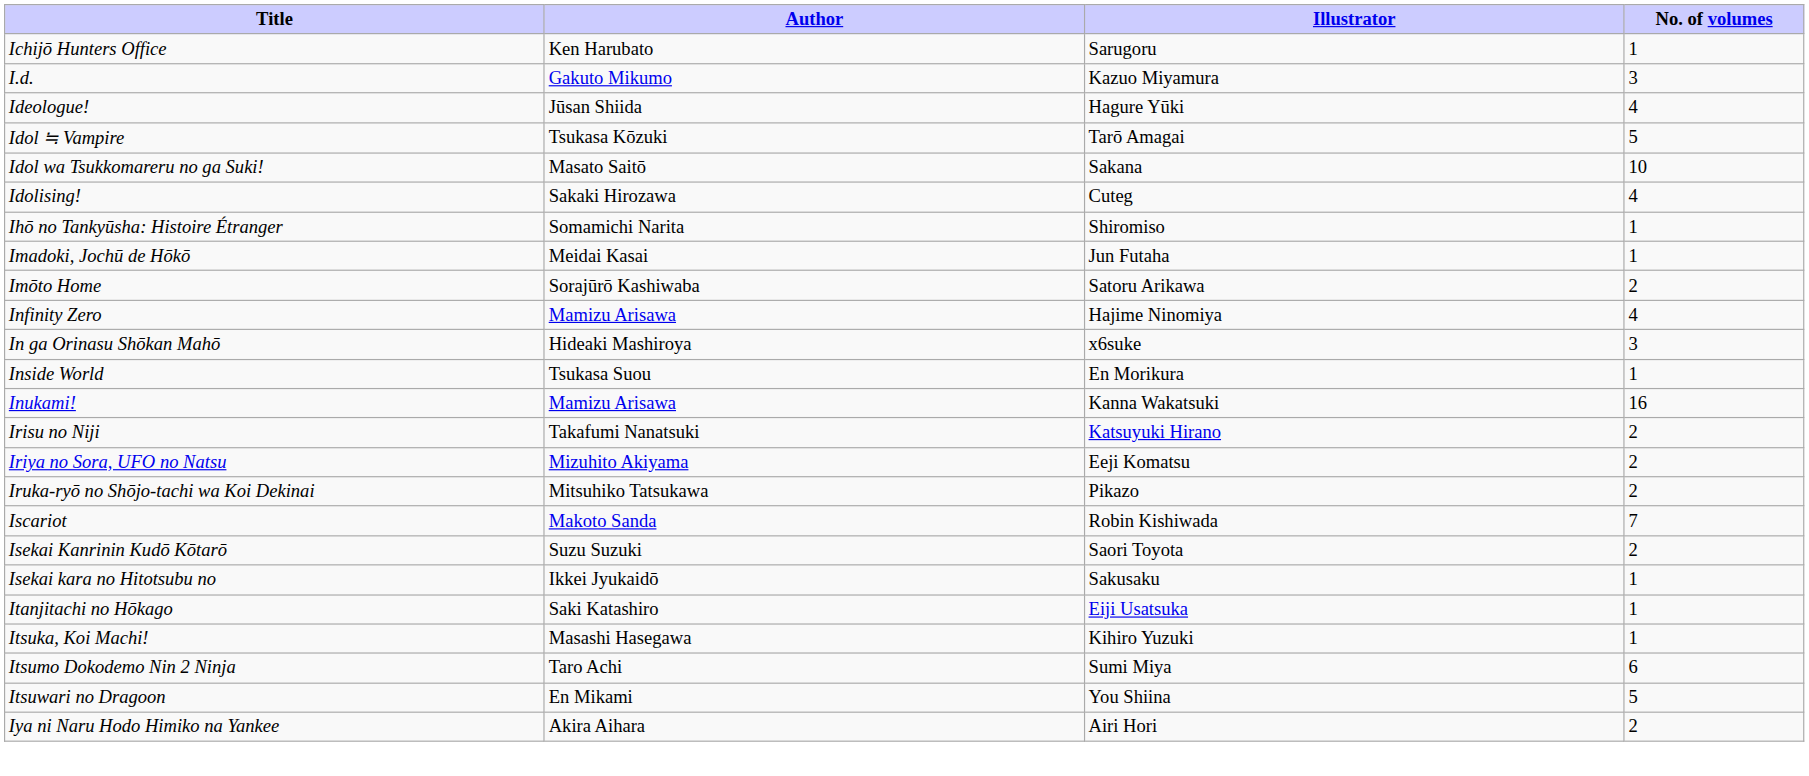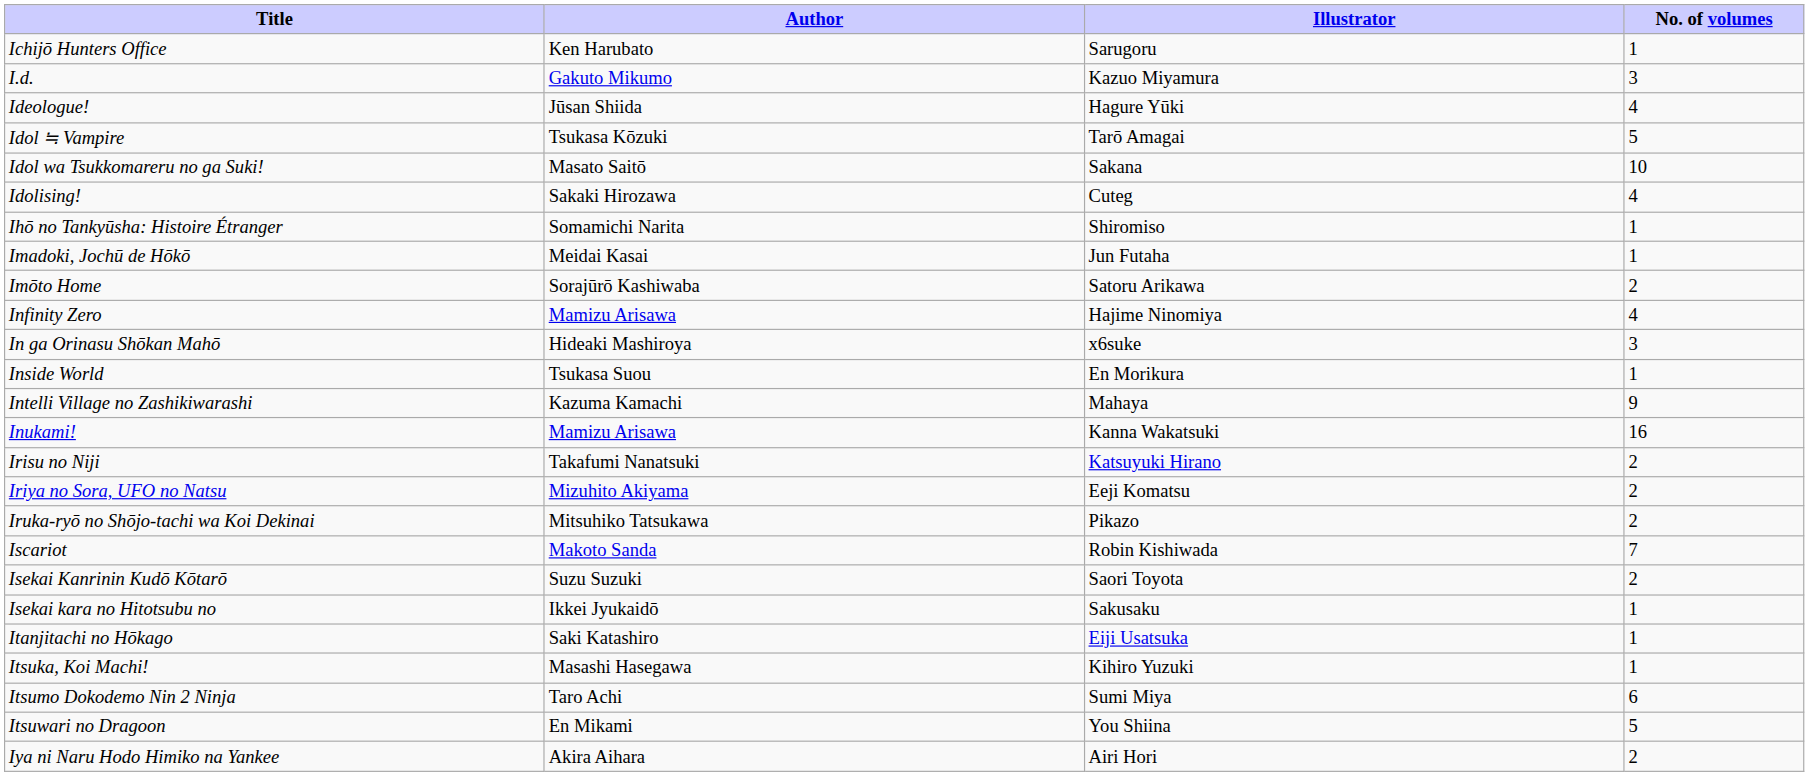+ row: (131, 403)
